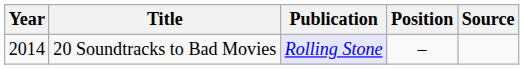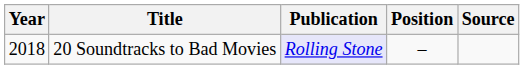(27, 49) 2014 -> (27, 49) 2018
